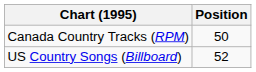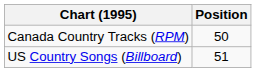(221, 57) 52 -> (221, 57) 51
